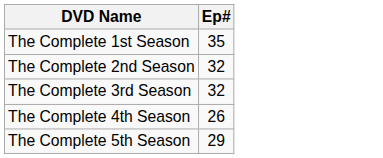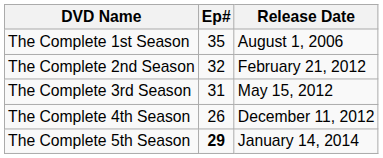+ column: (306, 16)
(216, 91) 32 -> (216, 91) 31
(216, 141) normal -> (216, 141) bold
